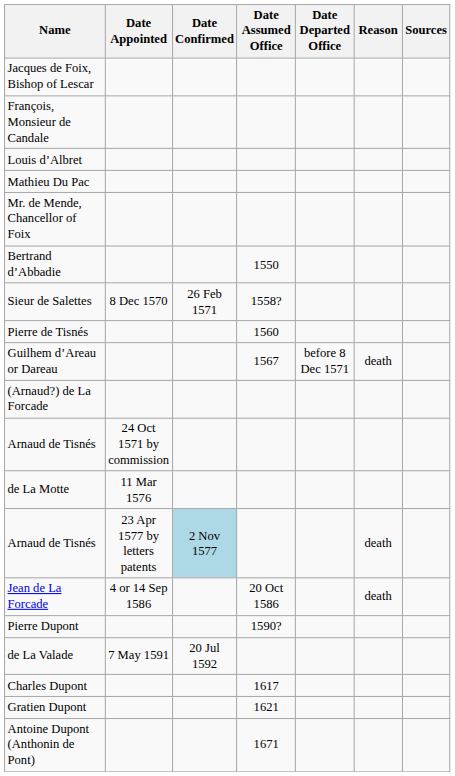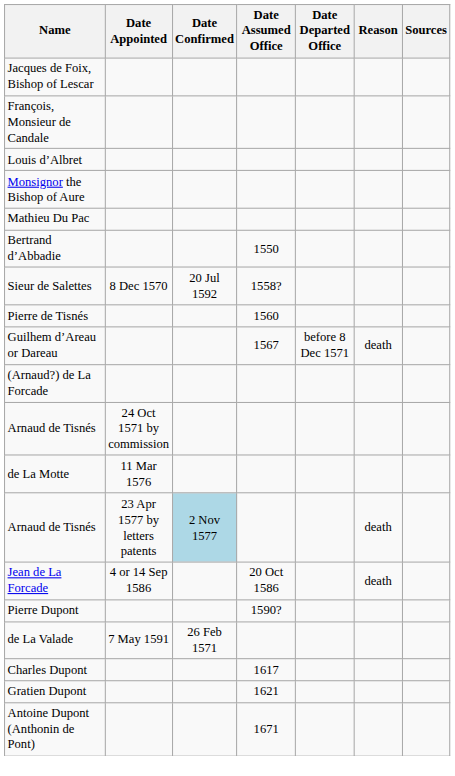+ row: (46, 189)
- row: (45, 219)
(204, 302) 26 Feb 1571 -> (204, 286) 20 Jul 1592
(204, 655) 20 Jul 1592 -> (204, 640) 26 Feb 1571
